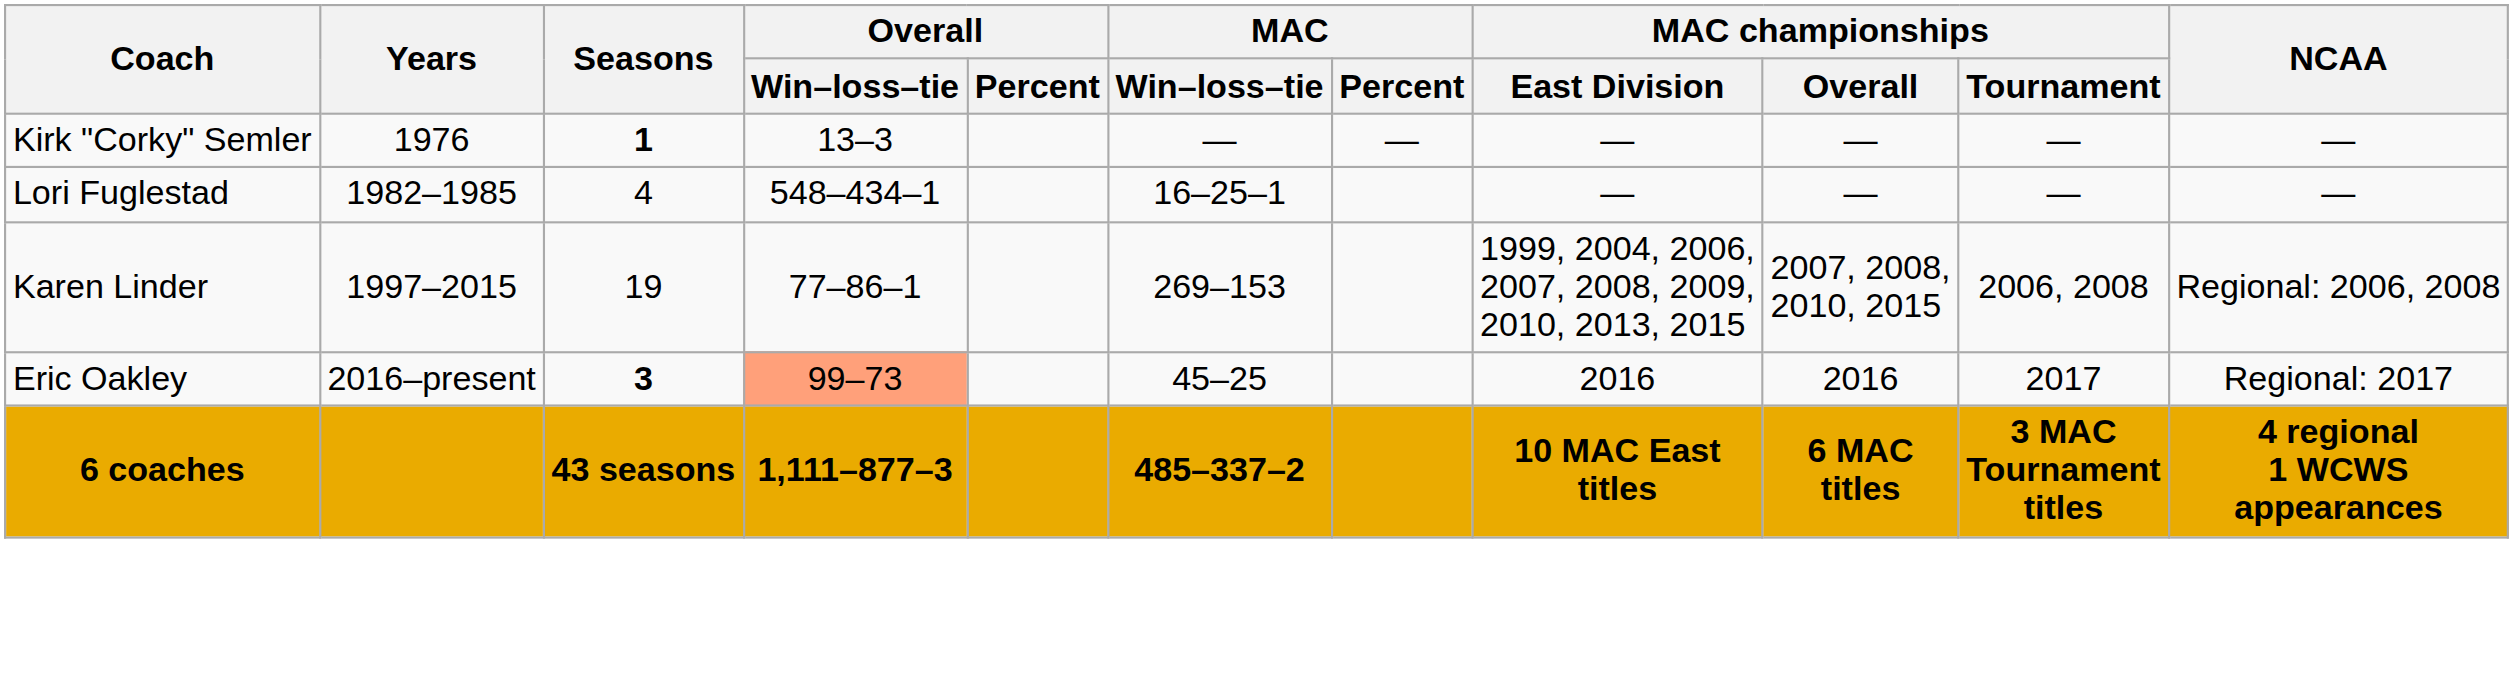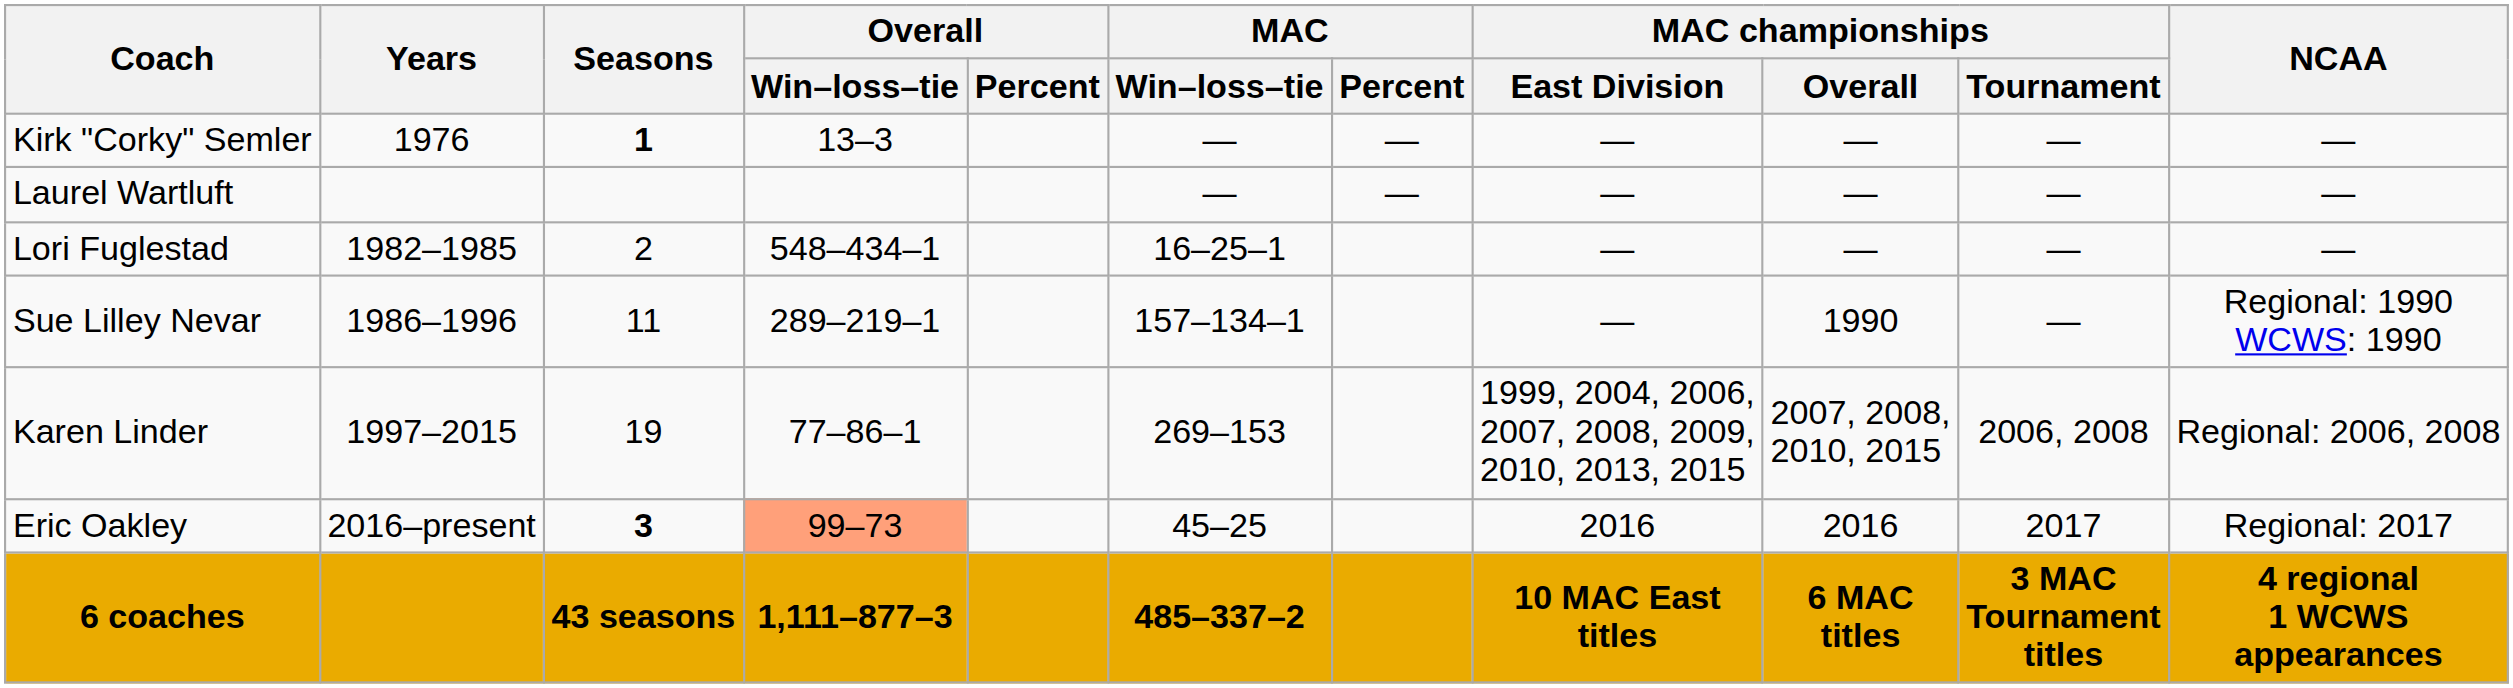+ row: (123, 193)
(643, 193) 4 -> (643, 247) 2
+ row: (137, 320)
